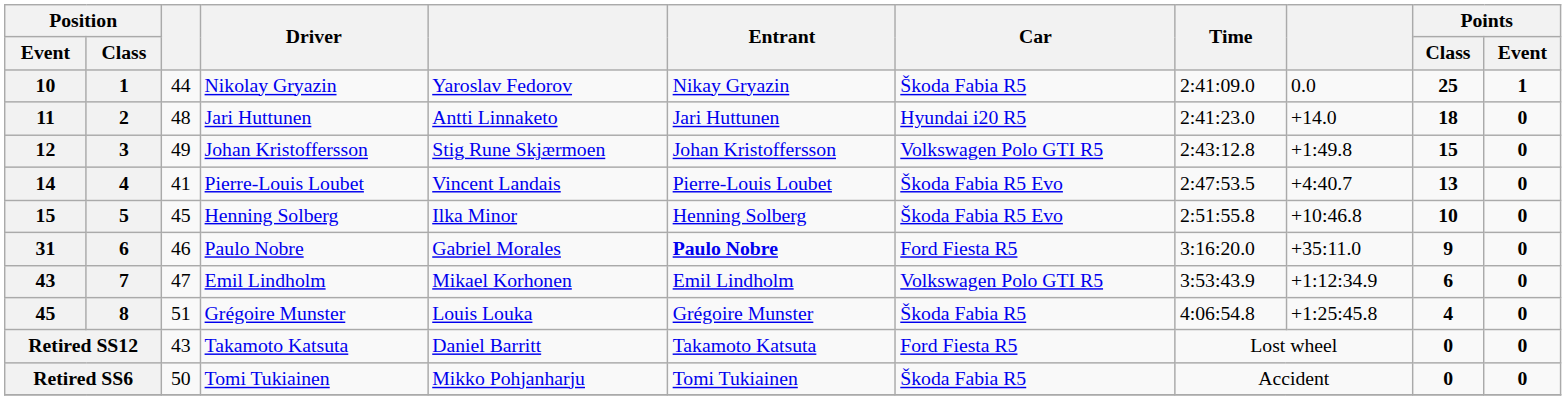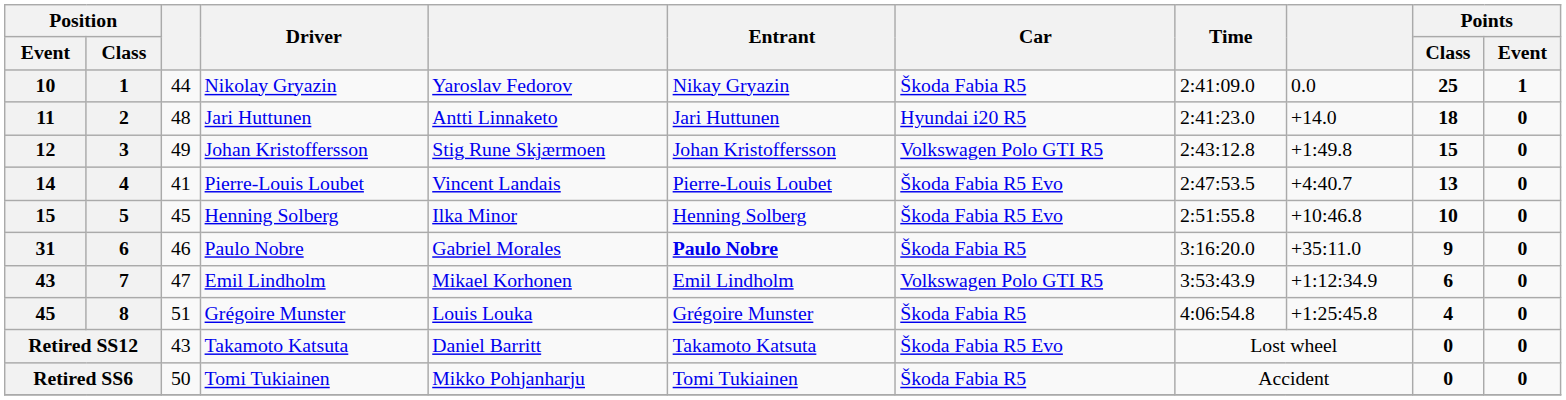(959, 248) Ford Fiesta R5 -> (963, 248) Škoda Fabia R5
(959, 345) Ford Fiesta R5 -> (982, 345) Škoda Fabia R5 Evo
